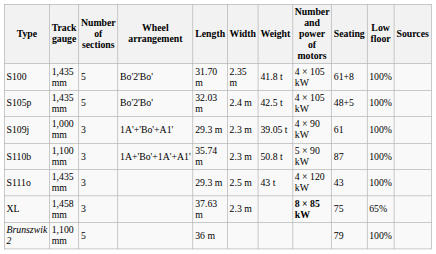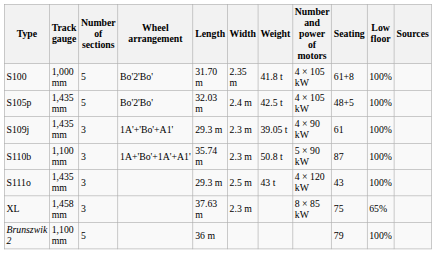(63, 77) 1,435 mm -> (63, 77) 1,000 mm
(63, 130) 1,000 mm -> (63, 130) 1,435 mm
(307, 209) bold -> (307, 209) normal
